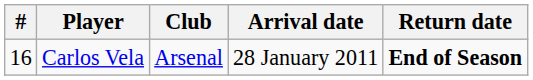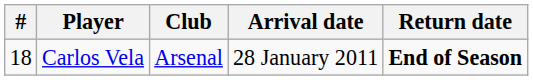(21, 57) 16 -> (21, 57) 18
